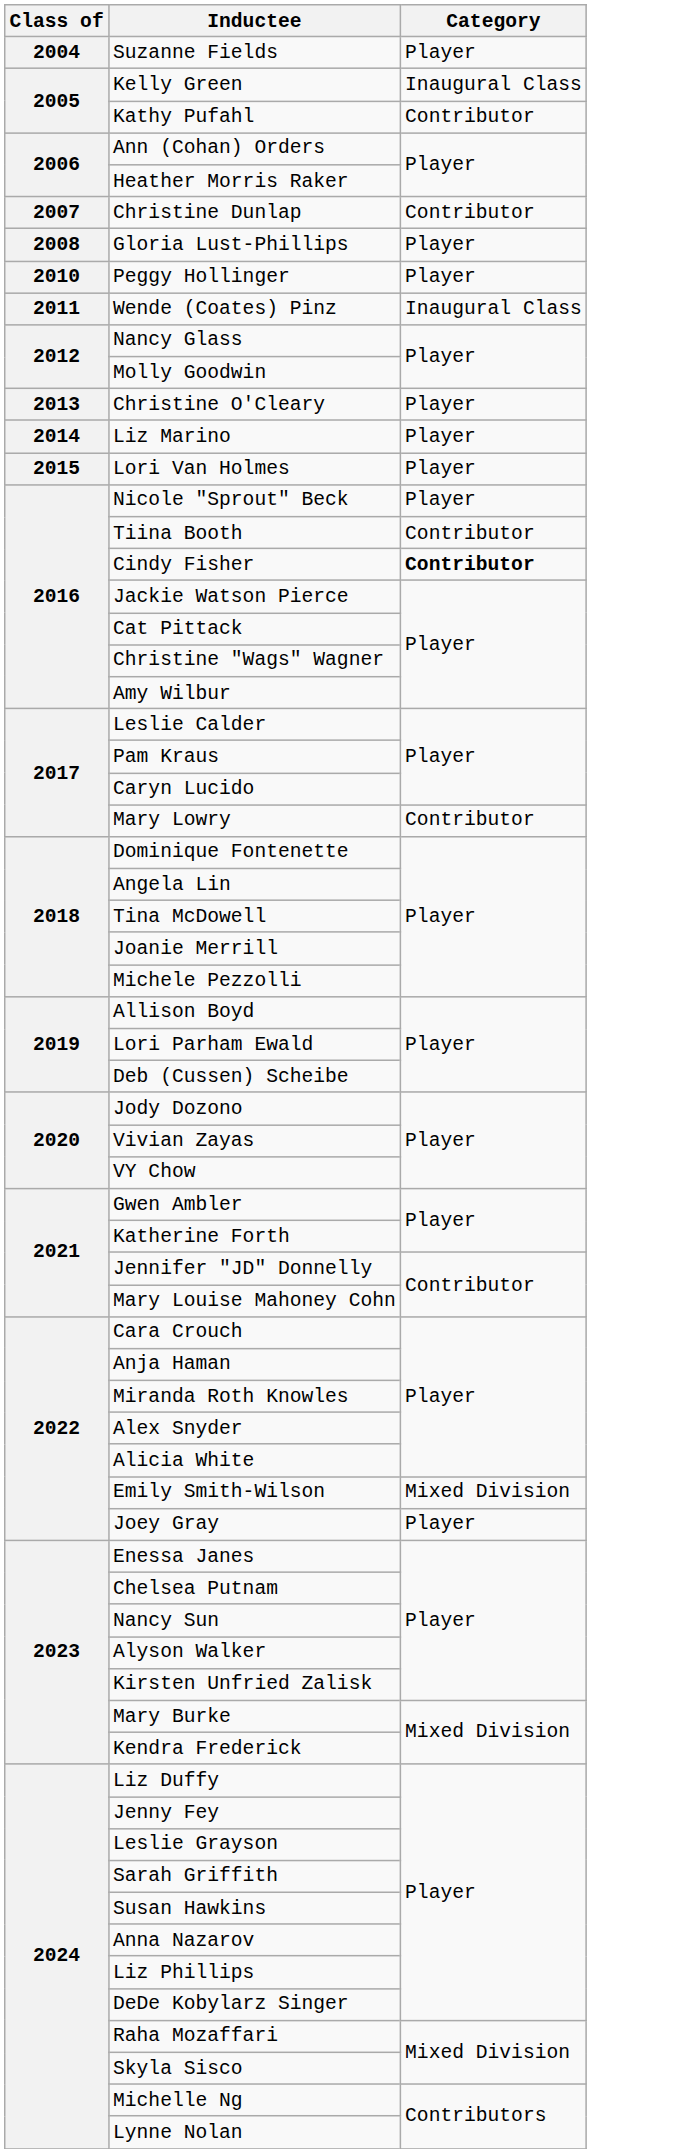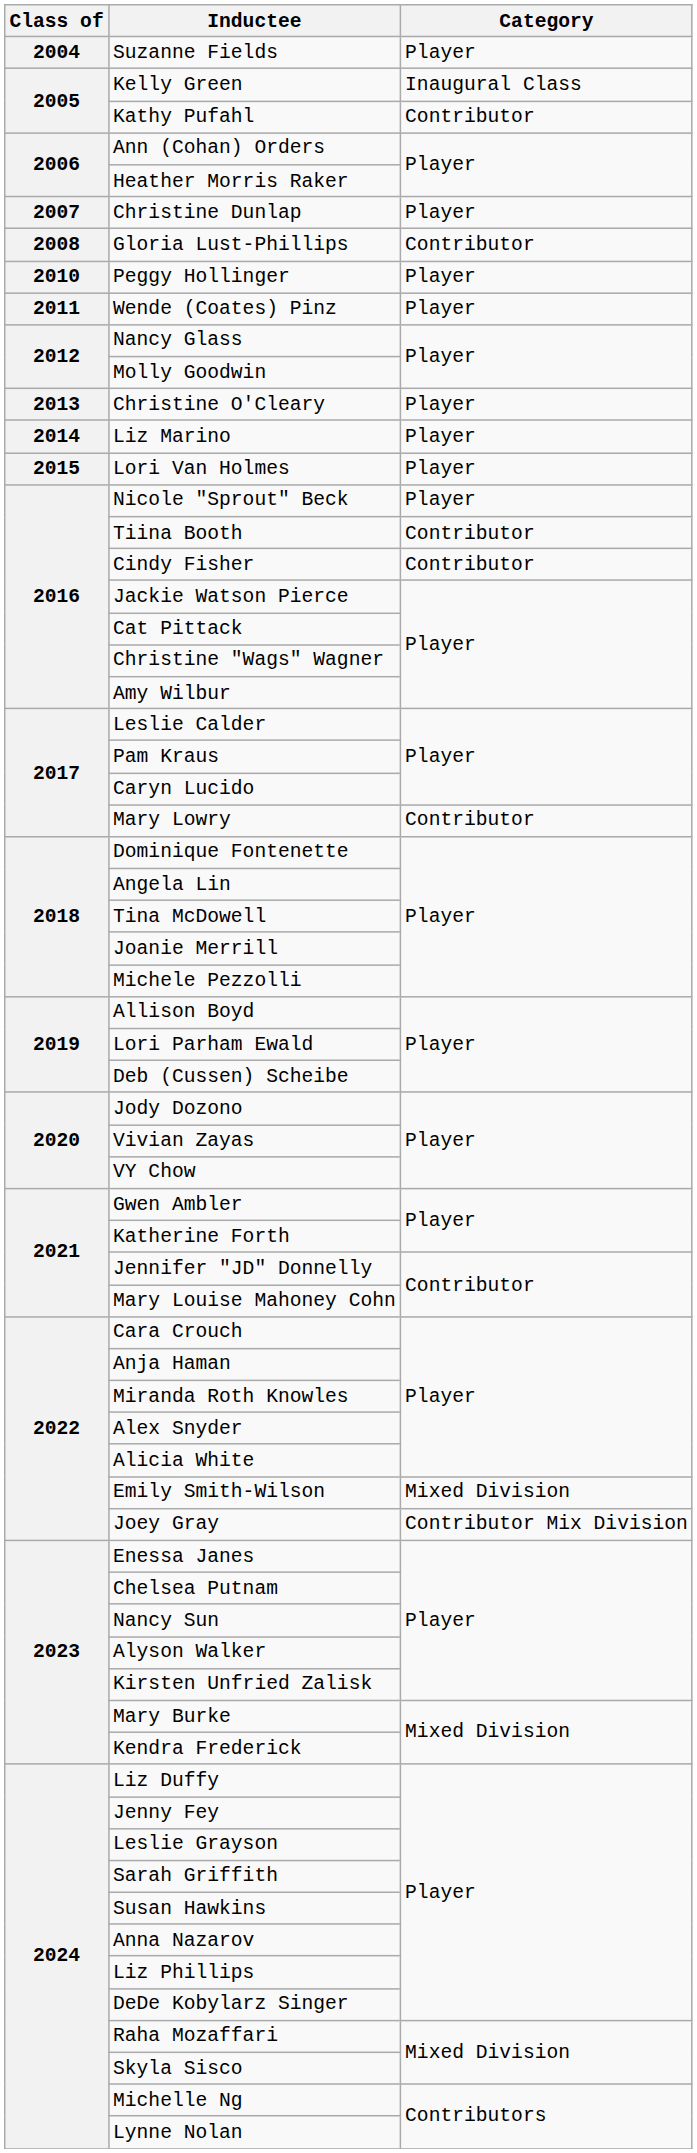(470, 213) Contributor -> (440, 213) Player
(440, 245) Player -> (470, 245) Contributor
(493, 309) Inaugural Class -> (440, 309) Player
(470, 565) bold -> (470, 565) normal
(440, 1524) Player -> (546, 1524) Contributor Mix Division
